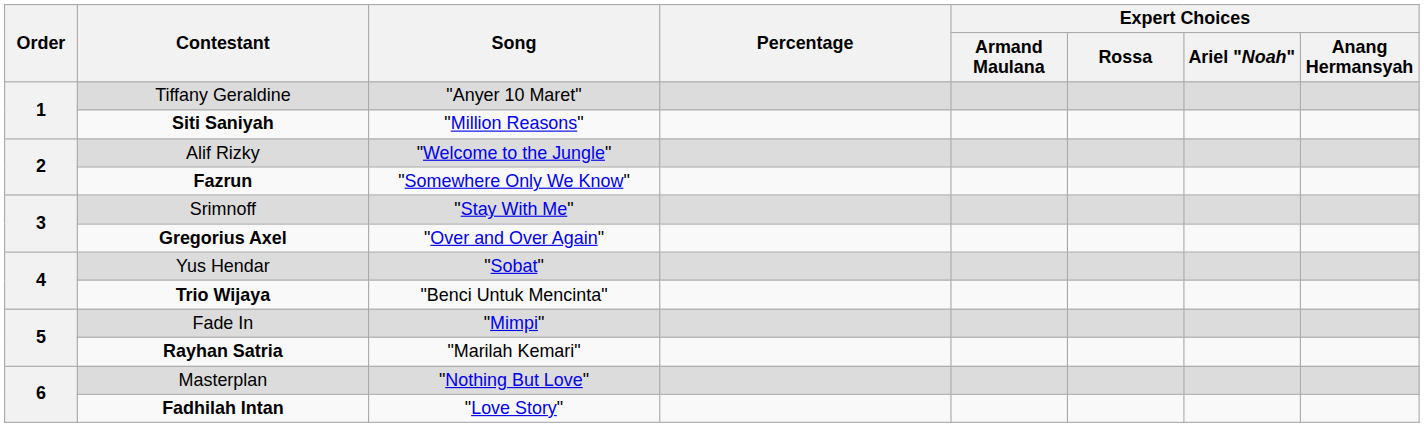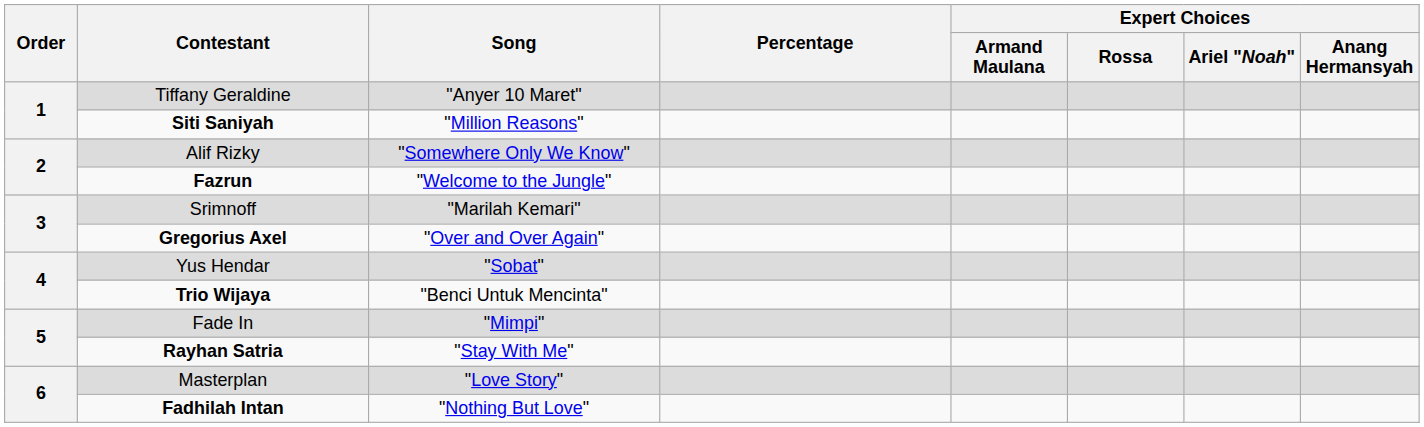(514, 152) "Welcome to the Jungle" -> (514, 152) "Somewhere Only We Know"
(514, 180) "Somewhere Only We Know" -> (514, 180) "Welcome to the Jungle"
(514, 209) "Stay With Me" -> (514, 209) "Marilah Kemari"
(514, 351) "Marilah Kemari" -> (514, 351) "Stay With Me"
(514, 379) "Nothing But Love" -> (514, 379) "Love Story"
(514, 408) "Love Story" -> (514, 408) "Nothing But Love"
